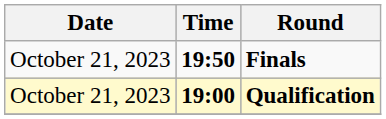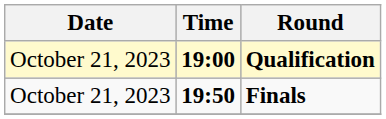rows swapped: (310, 95) <-> (276, 59)
